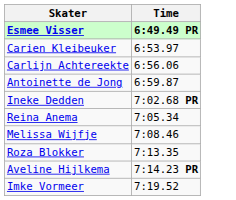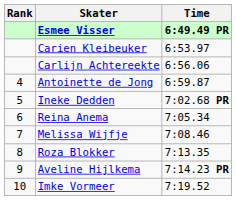+ column: (20, 13)
